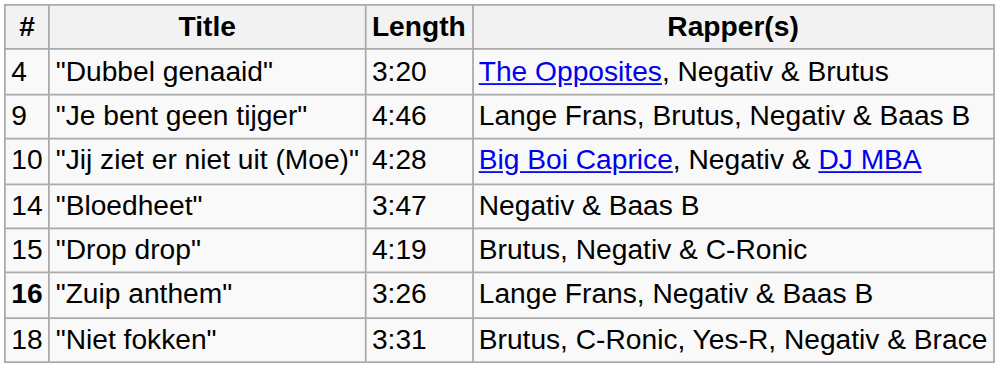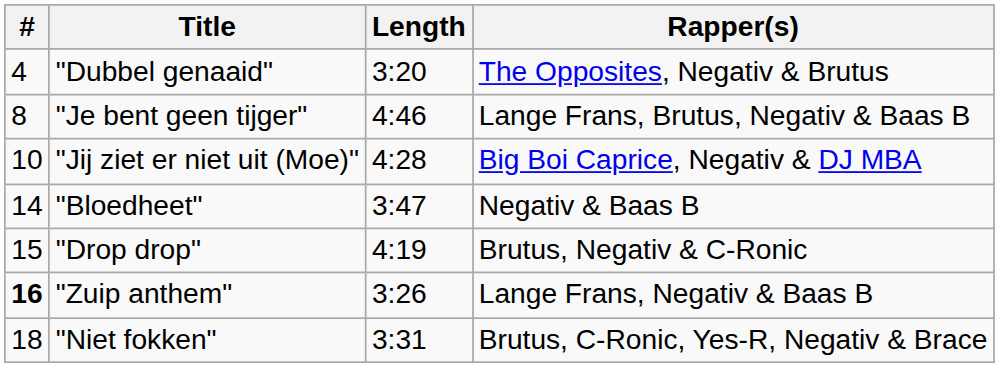(19, 116) 9 -> (19, 116) 8
